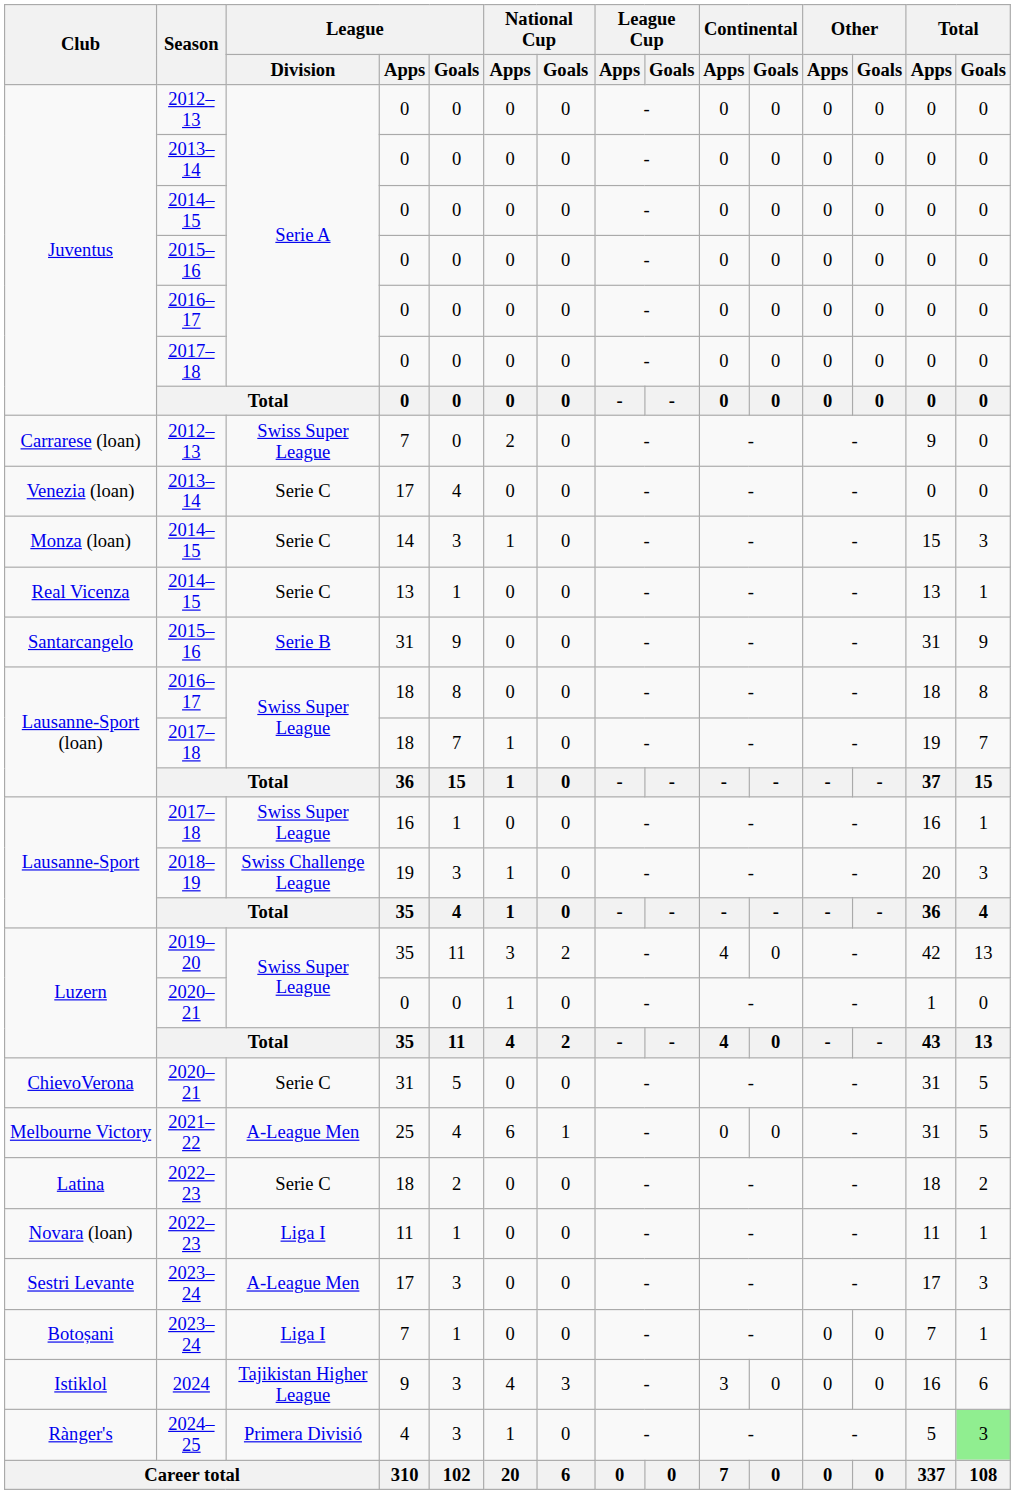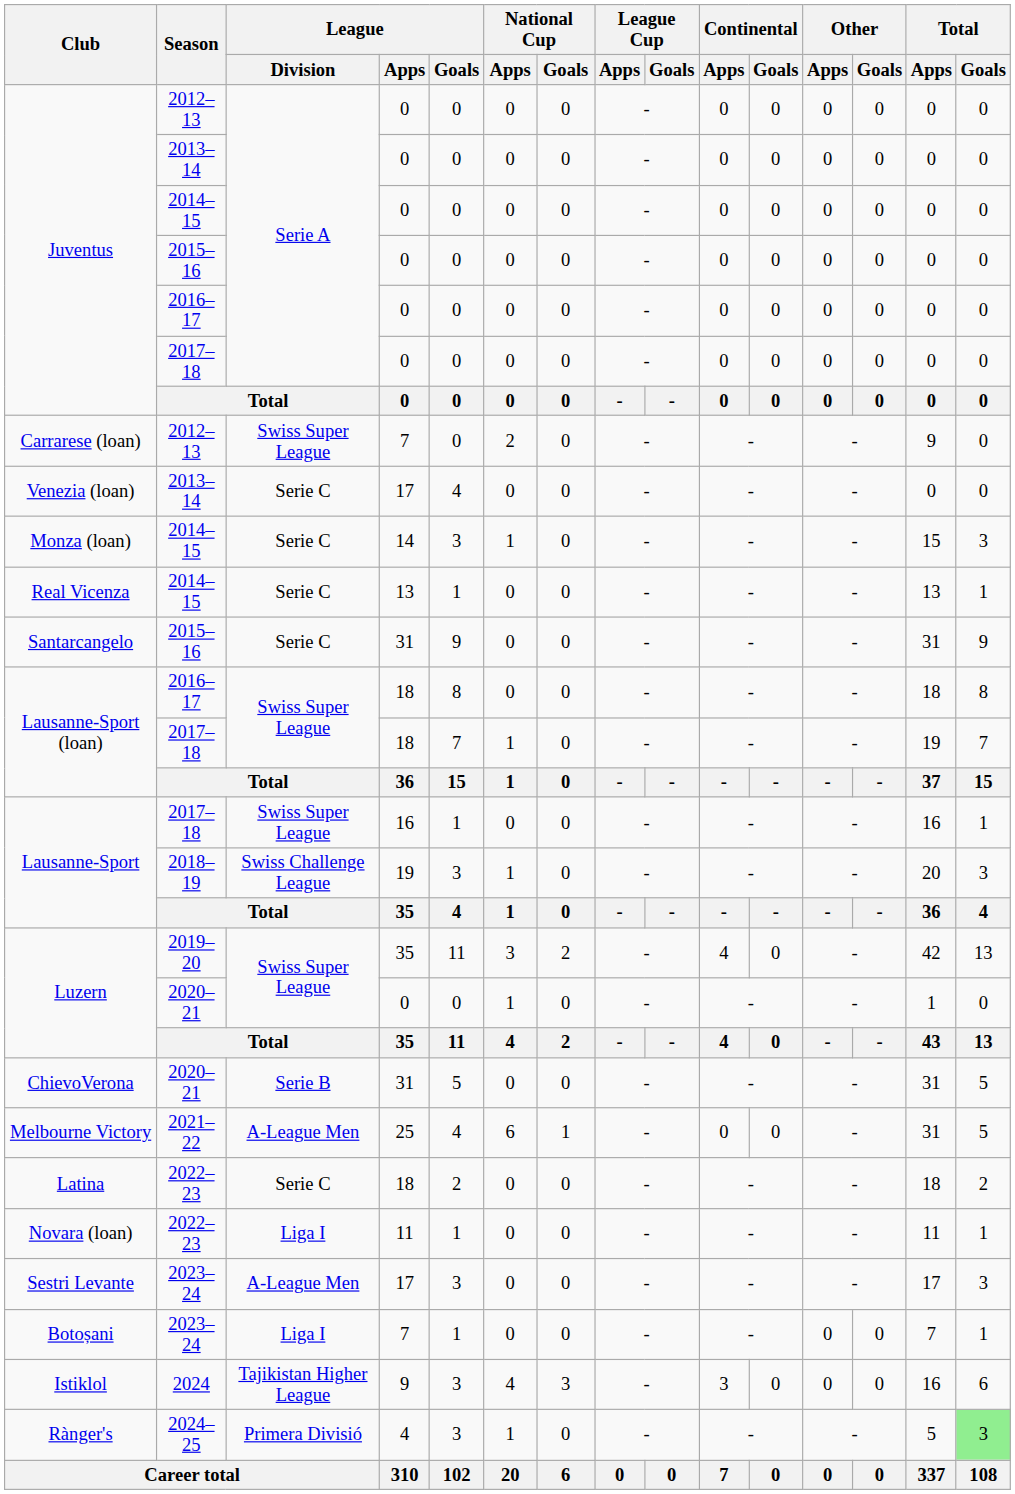(303, 641) Serie B -> (303, 641) Serie C
(303, 1082) Serie C -> (303, 1082) Serie B
